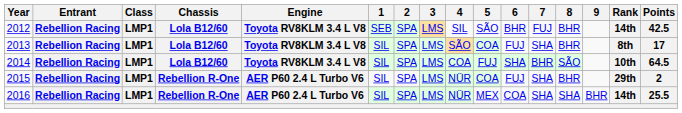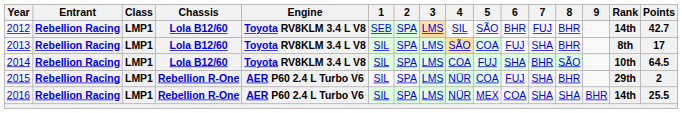(659, 29) 42.5 -> (659, 29) 42.7
